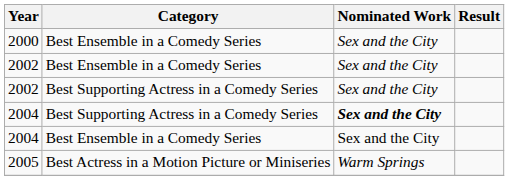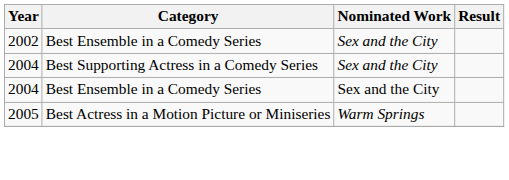- row: (23, 41)
- row: (23, 89)
(389, 114) bold -> (388, 65) normal
